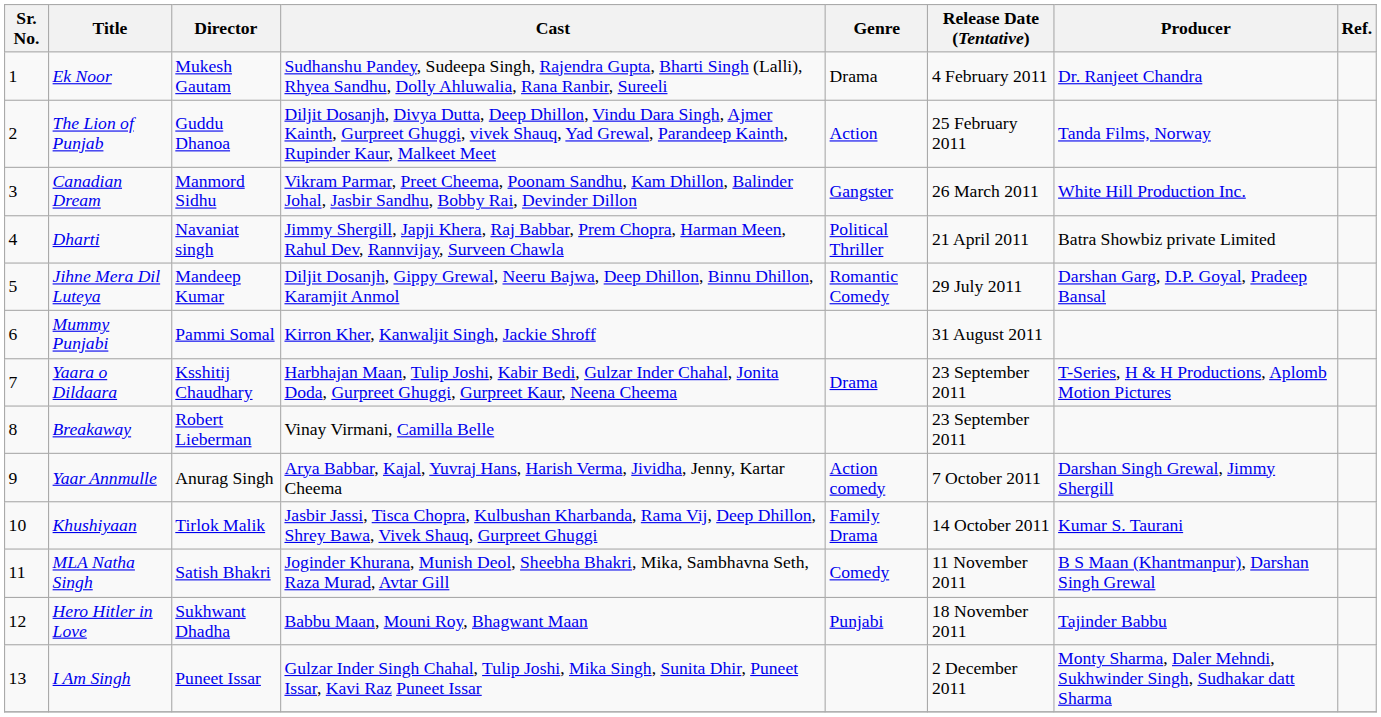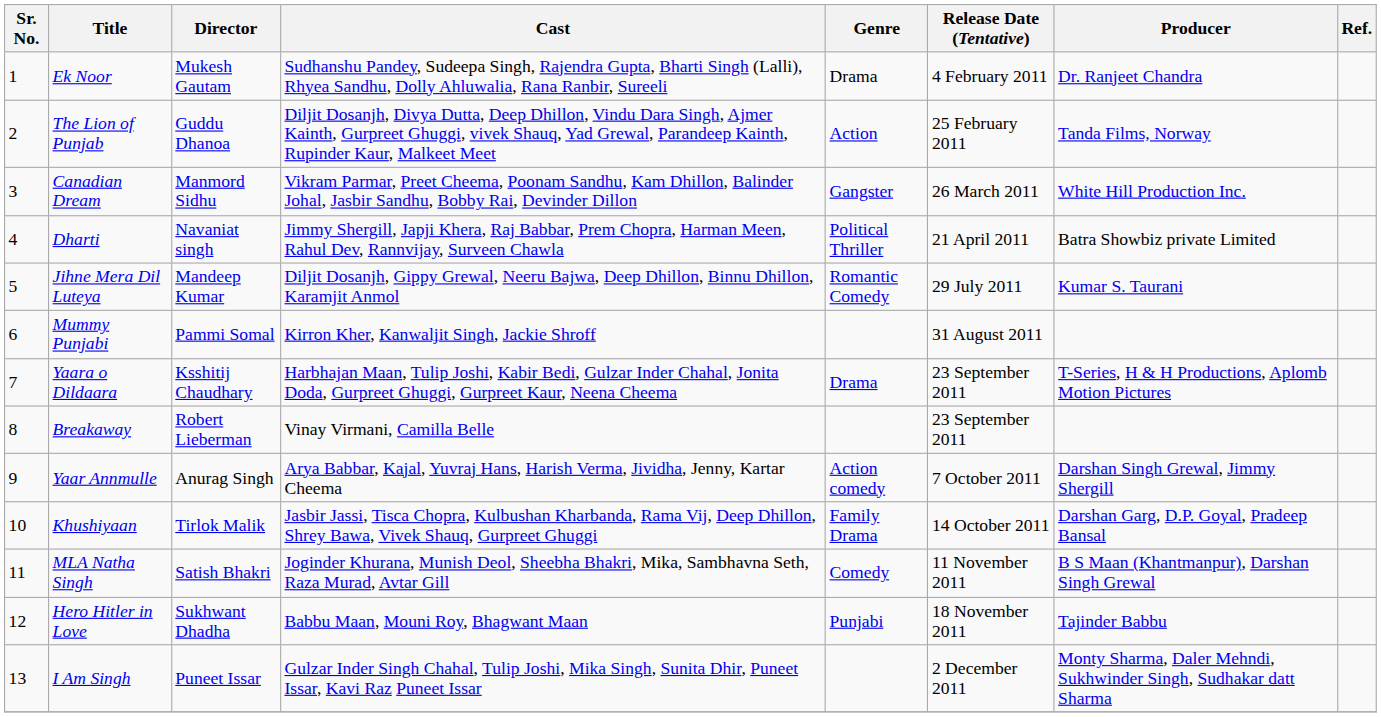(1183, 286) Darshan Garg, D.P. Goyal, Pradeep Bansal -> (1121, 286) Kumar S. Taurani
(1121, 525) Kumar S. Taurani -> (1183, 525) Darshan Garg, D.P. Goyal, Pradeep Bansal
